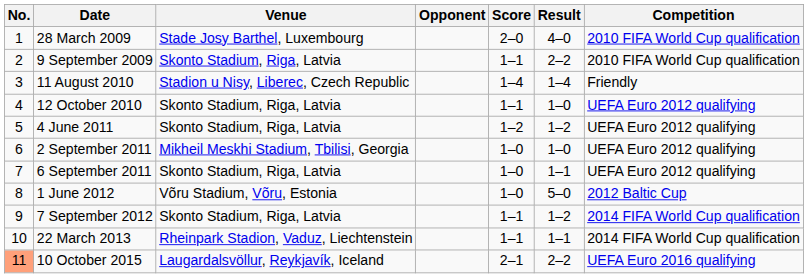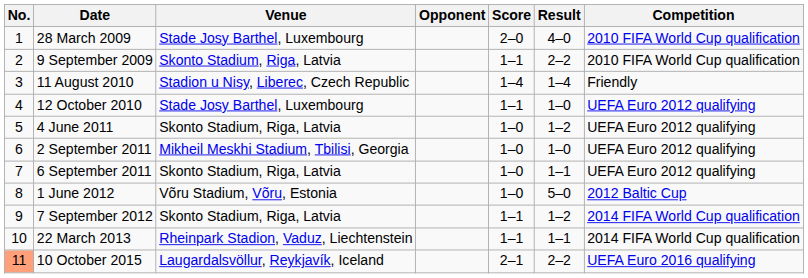(250, 104) Skonto Stadium, Riga, Latvia -> (261, 104) Stade Josy Barthel, Luxembourg
(512, 127) 1–2 -> (512, 127) 1–0
